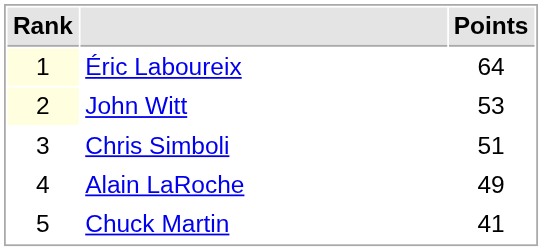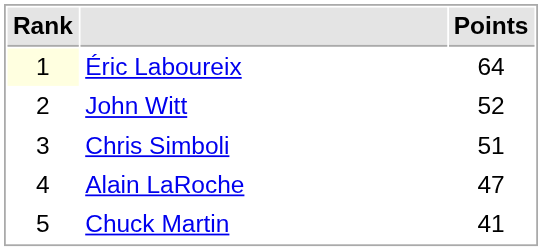(43, 106) lightyellow background -> (43, 106) no background
(491, 106) 53 -> (491, 106) 52
(491, 185) 49 -> (491, 185) 47
